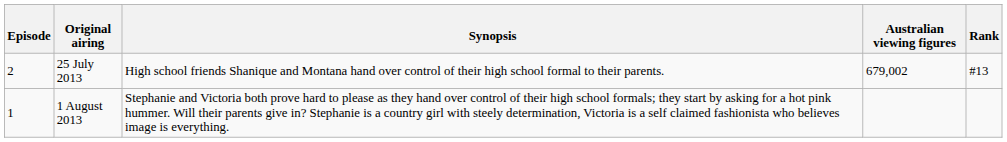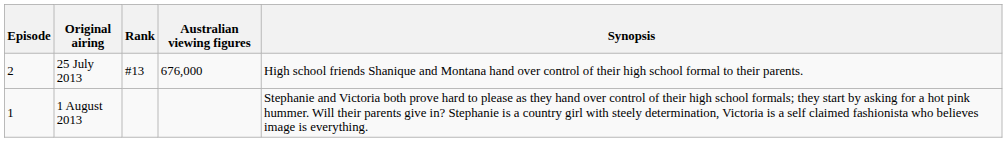columns swapped: (493, 36) <-> (984, 36)
(887, 70) 679,002 -> (182, 70) 676,000
